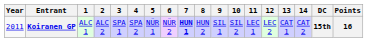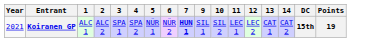- column: (203, 10)
(15, 27) 2011 -> (15, 27) 2021
(348, 27) 16 -> (331, 27) 19
